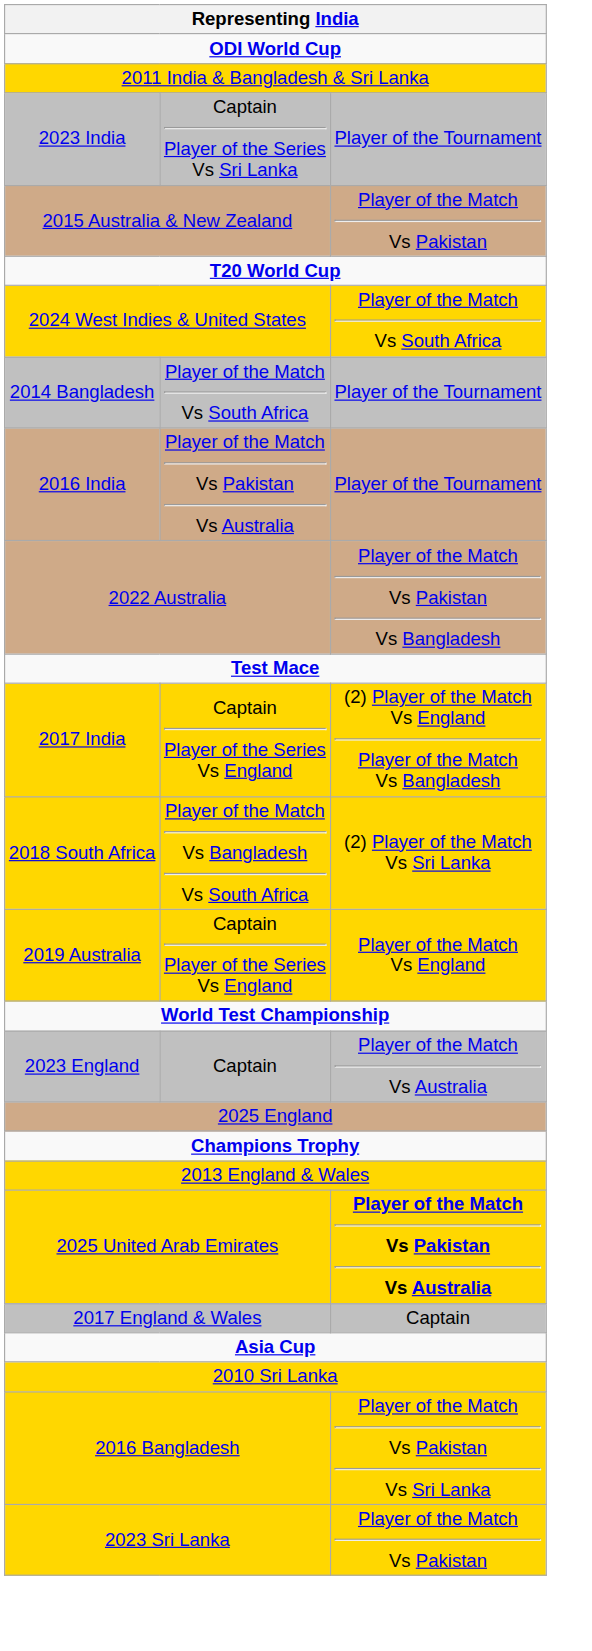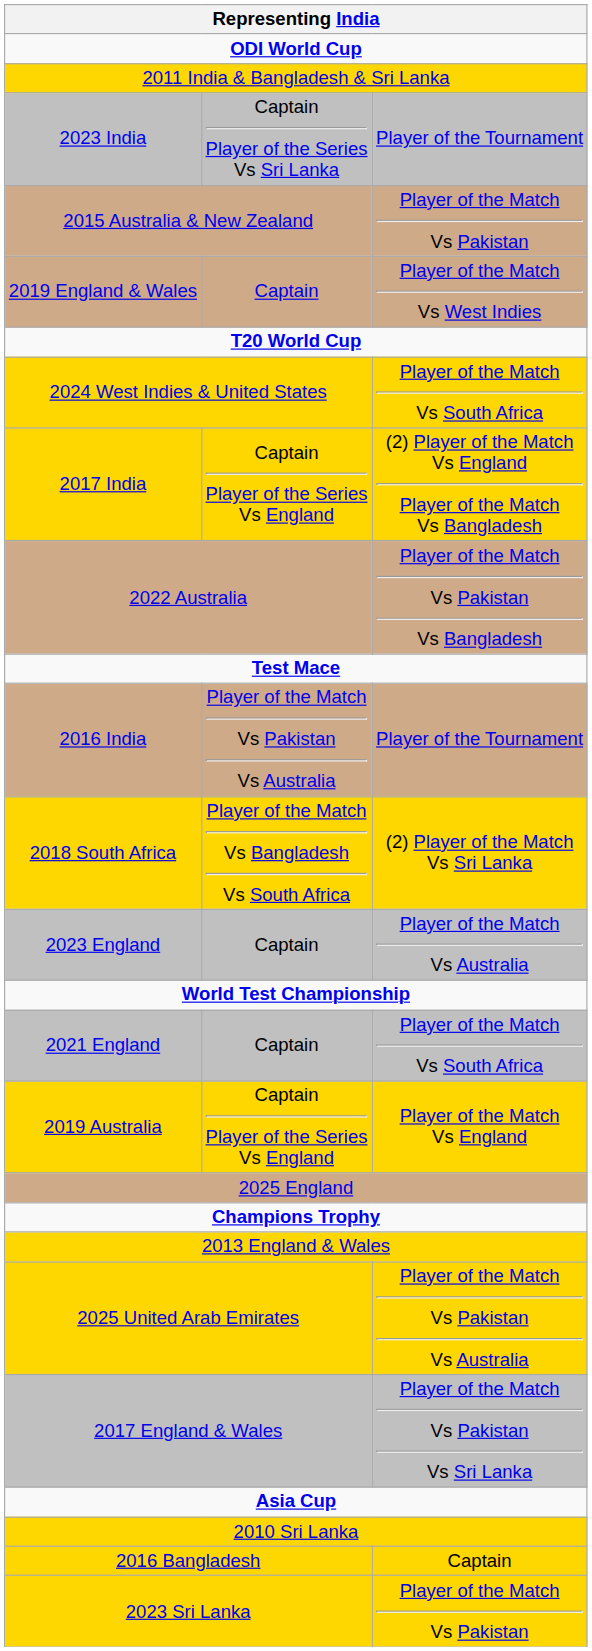+ row: (103, 291)
- row: (82, 392)
rows swapped: (82, 484) <-> (82, 739)
rows swapped: (82, 955) <-> (82, 1066)
+ row: (103, 1045)
(438, 1246) bold -> (480, 1317) normal
(438, 1317) Captain -> (480, 1430) Player of the Match Vs Pakistan Vs Sri Lanka
(438, 1447) Player of the Match Vs Pakistan Vs Sri Lanka -> (480, 1560) Captain
